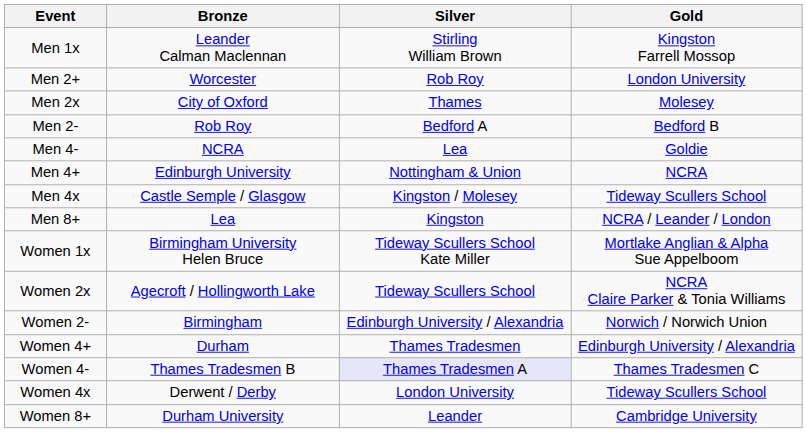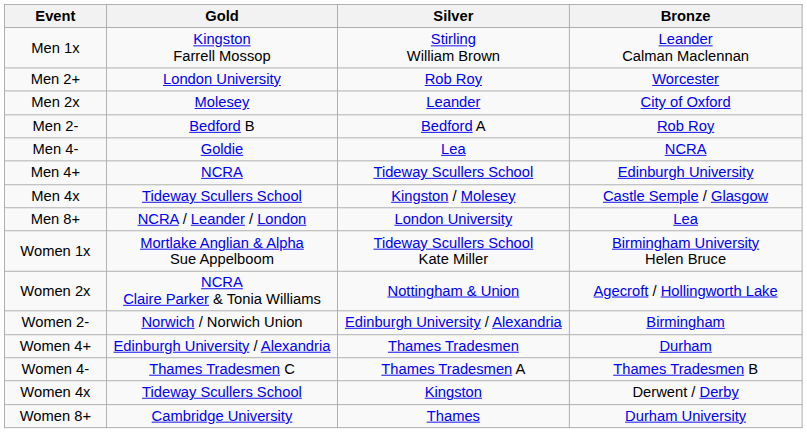columns swapped: (686, 16) <-> (223, 16)
(455, 102) Thames -> (453, 102) Leander
(455, 172) Nottingham & Union -> (453, 172) Tideway Scullers School
(455, 219) Kingston -> (453, 219) London University
(455, 291) Tideway Scullers School -> (453, 291) Nottingham & Union
(455, 369) lavender background -> (453, 369) no background
(455, 392) London University -> (453, 392) Kingston
(455, 416) Leander -> (453, 416) Thames
